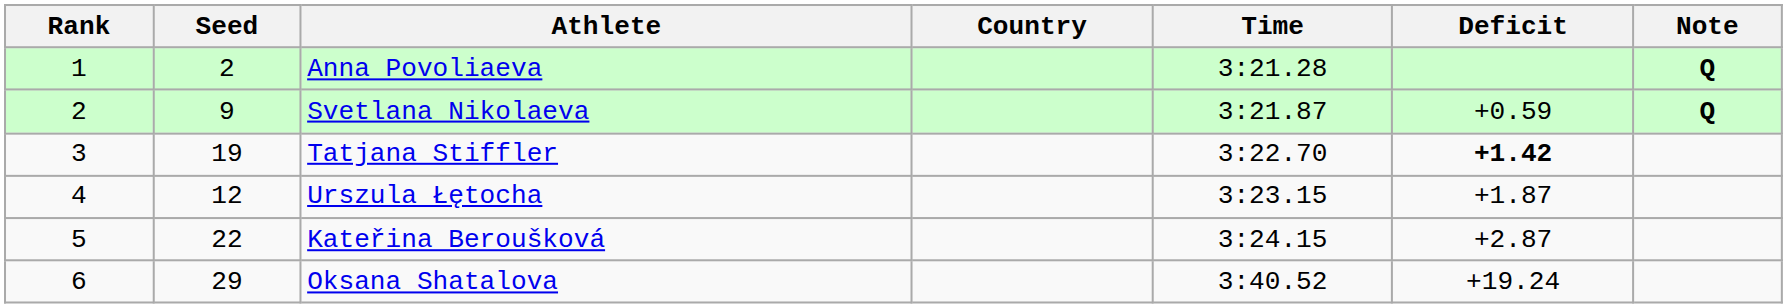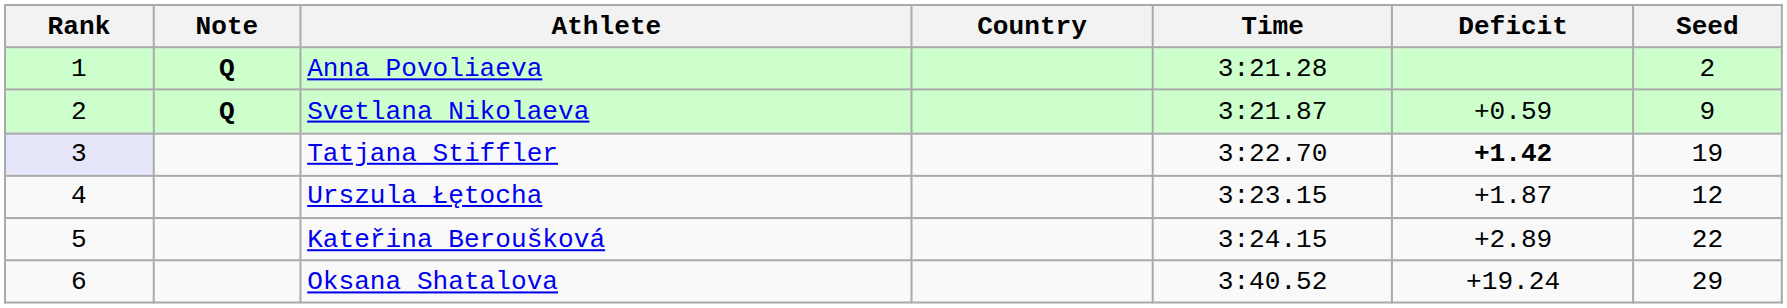columns swapped: (227, 26) <-> (1707, 26)
(79, 154) no background -> (79, 154) lavender background
(1513, 239) +2.87 -> (1513, 239) +2.89
